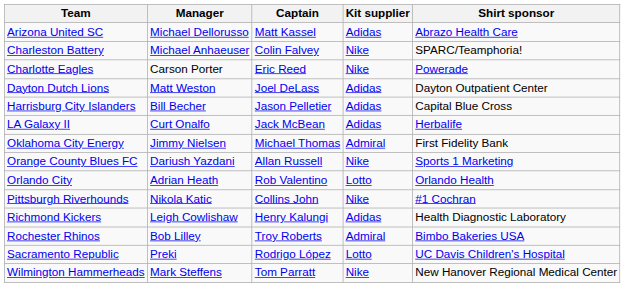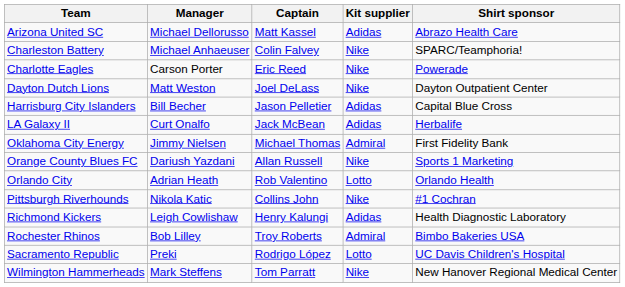(364, 87) Adidas -> (357, 87) Nike
